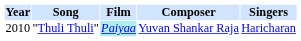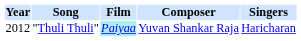(18, 28) 2010 -> (18, 28) 2012
